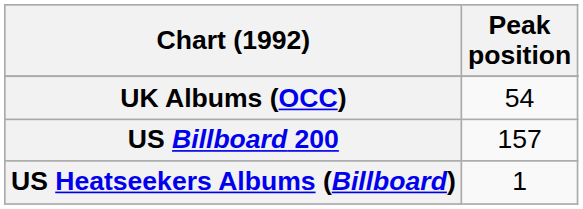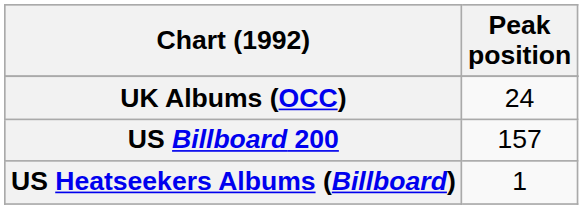(520, 97) 54 -> (520, 97) 24
